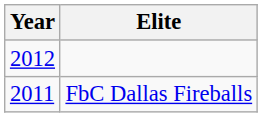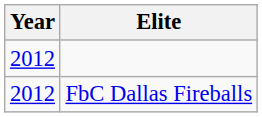(32, 93) 2011 -> (32, 93) 2012
